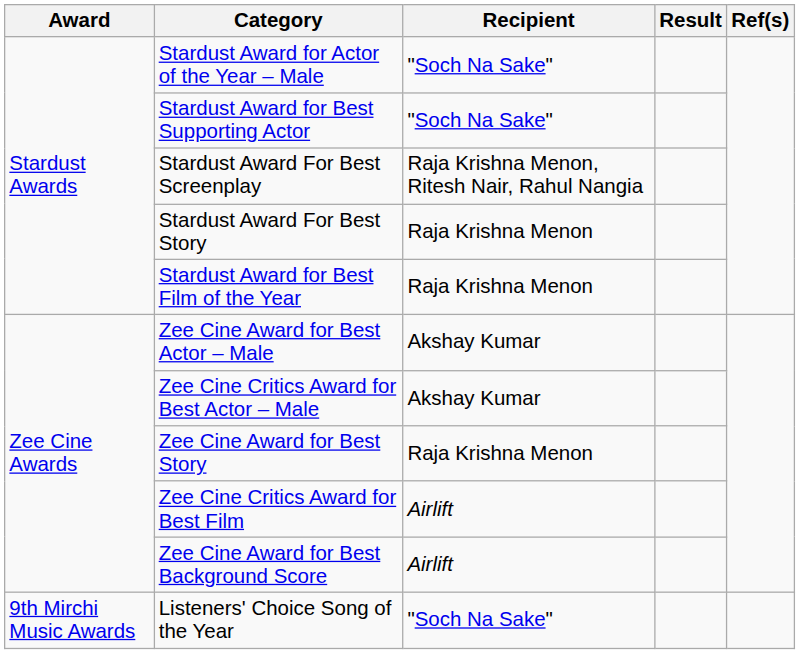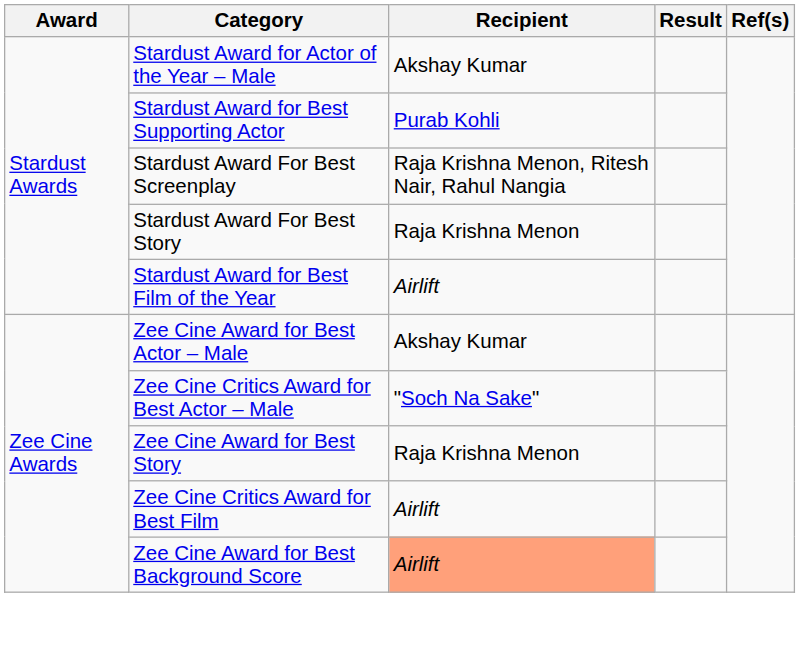(480, 64) "Soch Na Sake" -> (460, 64) Akshay Kumar
(480, 120) "Soch Na Sake" -> (447, 120) Purab Kohli
(500, 286) Raja Krishna Menon -> (416, 286) Airlift
(474, 397) Akshay Kumar -> (466, 397) "Soch Na Sake"
(430, 564) no background -> (416, 564) lightsalmon background
- row: (275, 619)
